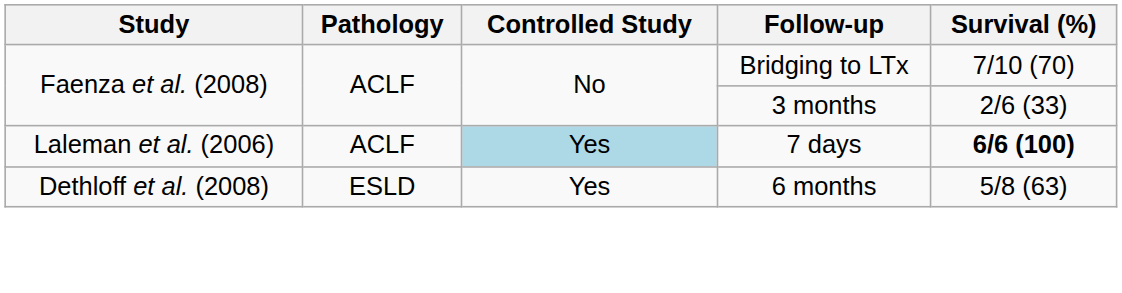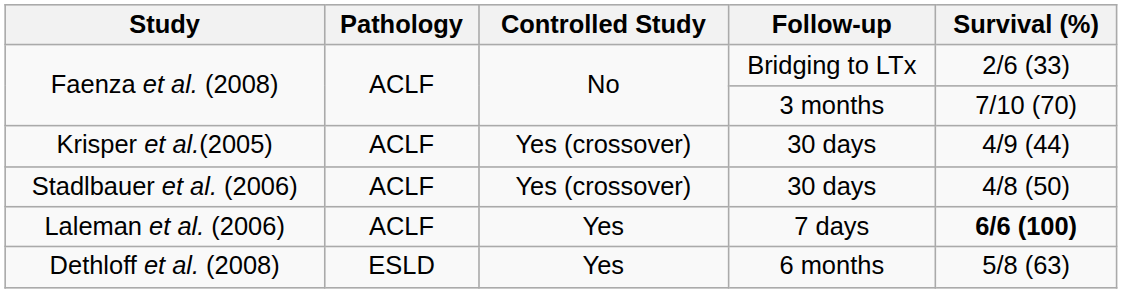(1024, 65) 7/10 (70) -> (1026, 65) 2/6 (33)
(1024, 105) 2/6 (33) -> (1026, 105) 7/10 (70)
+ row: (165, 145)
+ row: (165, 186)
(590, 145) lightblue background -> (603, 226) no background
